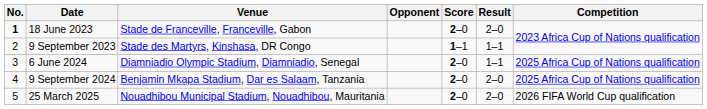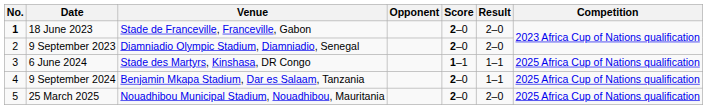(215, 46) Stade des Martyrs, Kinshasa, DR Congo -> (240, 46) Diamniadio Olympic Stadium, Diamniadio, Senegal
(459, 46) 1–1 -> (459, 46) 2–0
(495, 46) 1–1 -> (495, 46) 2–0
(240, 63) Diamniadio Olympic Stadium, Diamniadio, Senegal -> (215, 63) Stade des Martyrs, Kinshasa, DR Congo
(459, 63) 2–0 -> (459, 63) 1–1
(495, 79) 2–0 -> (495, 79) 1–1
(595, 96) 2026 FIFA World Cup qualification -> (608, 96) 2025 Africa Cup of Nations qualification
